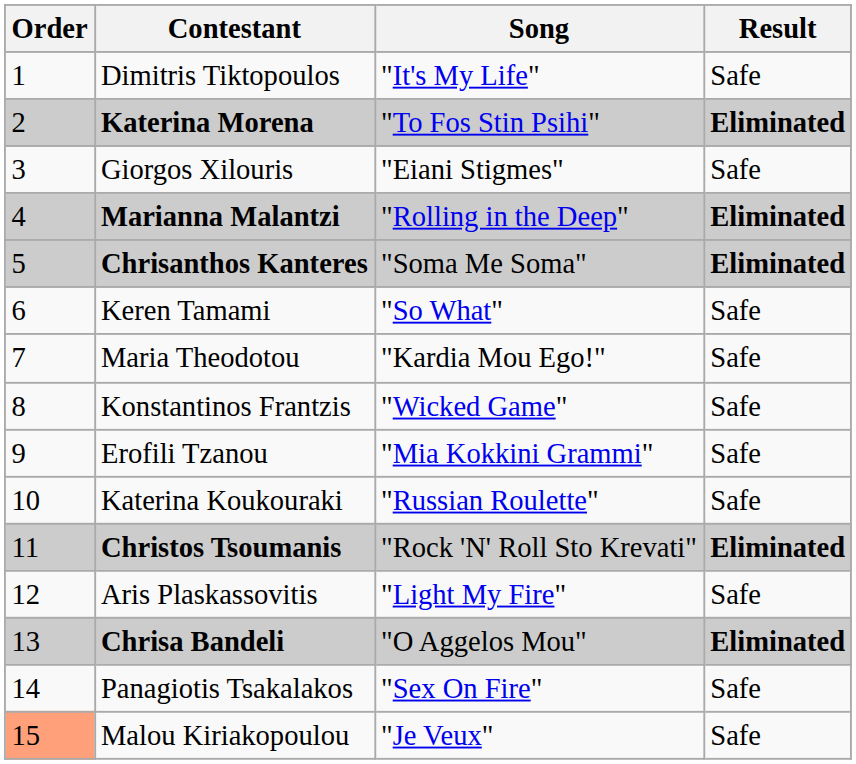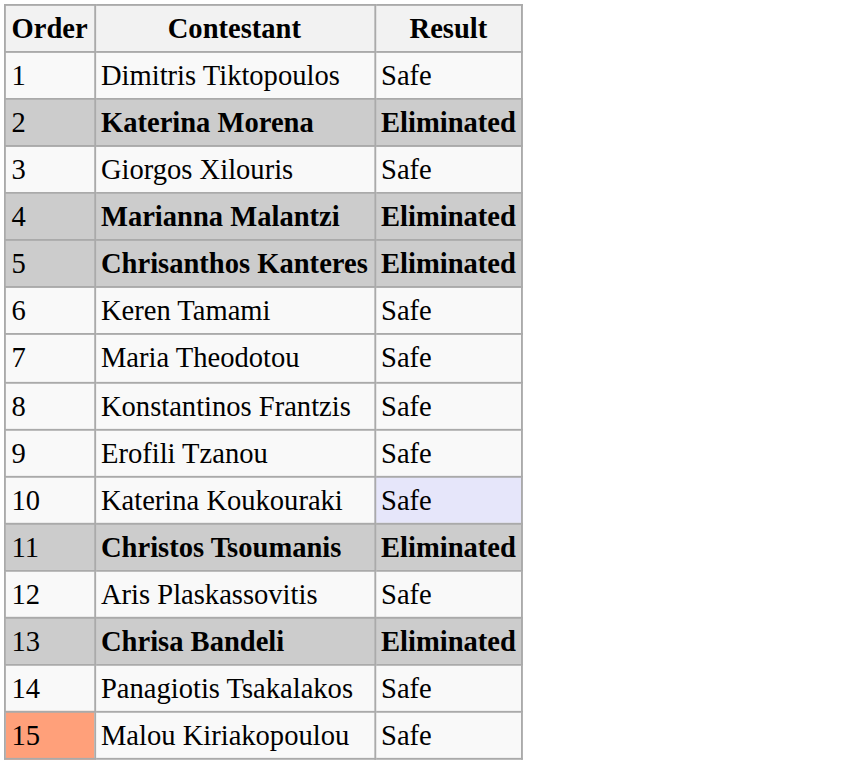- column: (539, 28)
(736, 499) no background -> (406, 499) lavender background
